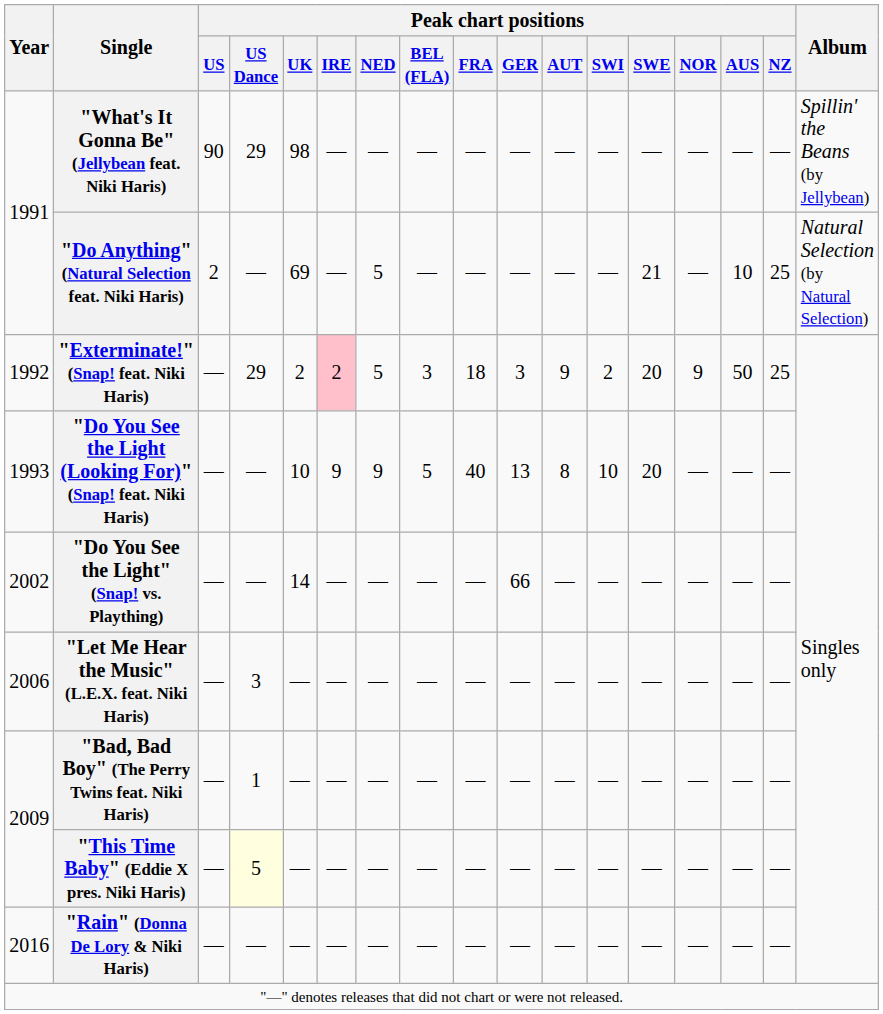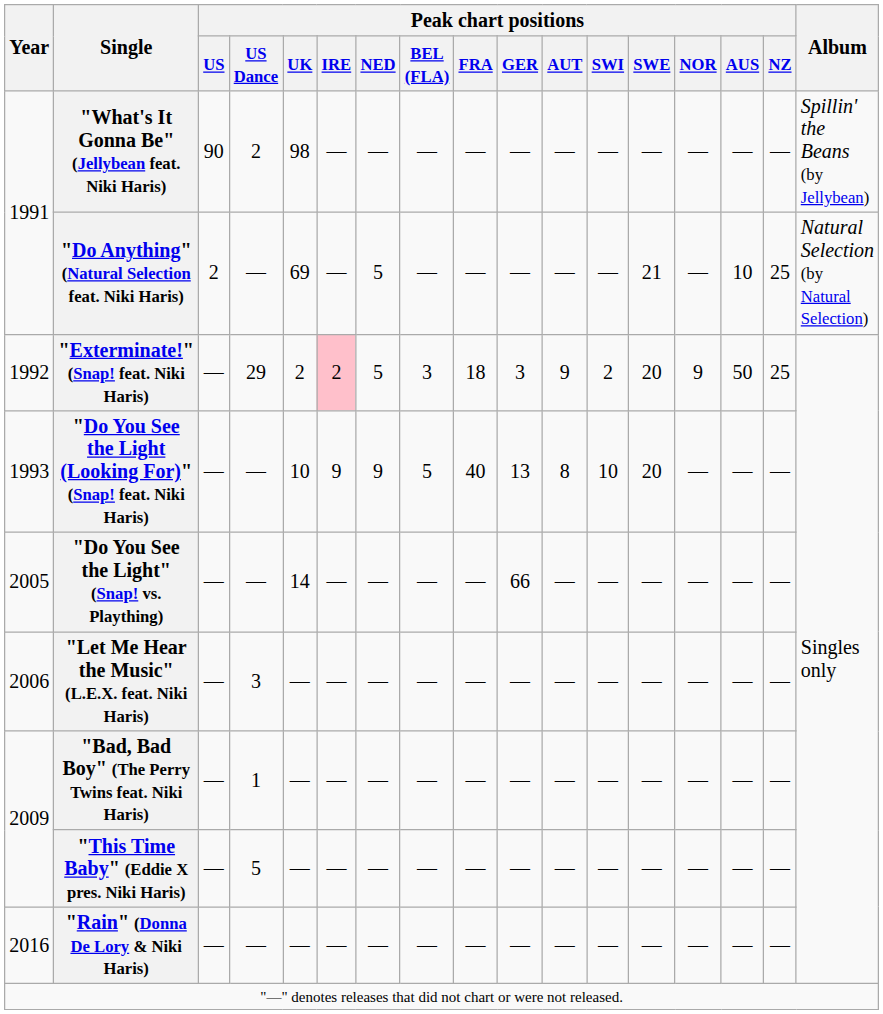(256, 151) 29 -> (256, 151) 2
(29, 581) 2002 -> (29, 581) 2005
(256, 868) lightyellow background -> (256, 868) no background
